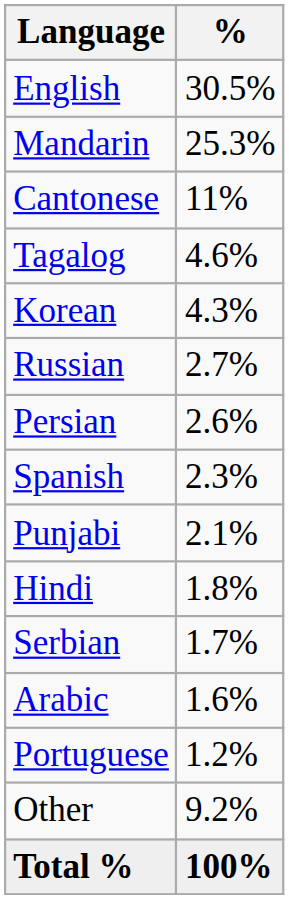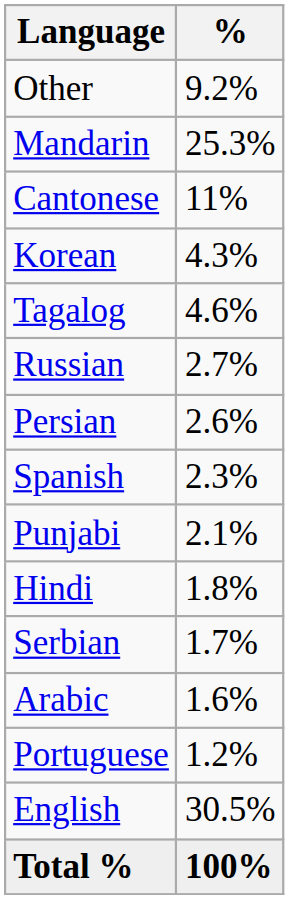rows swapped: (67, 87) <-> (53, 810)
rows swapped: (69, 254) <-> (65, 310)
